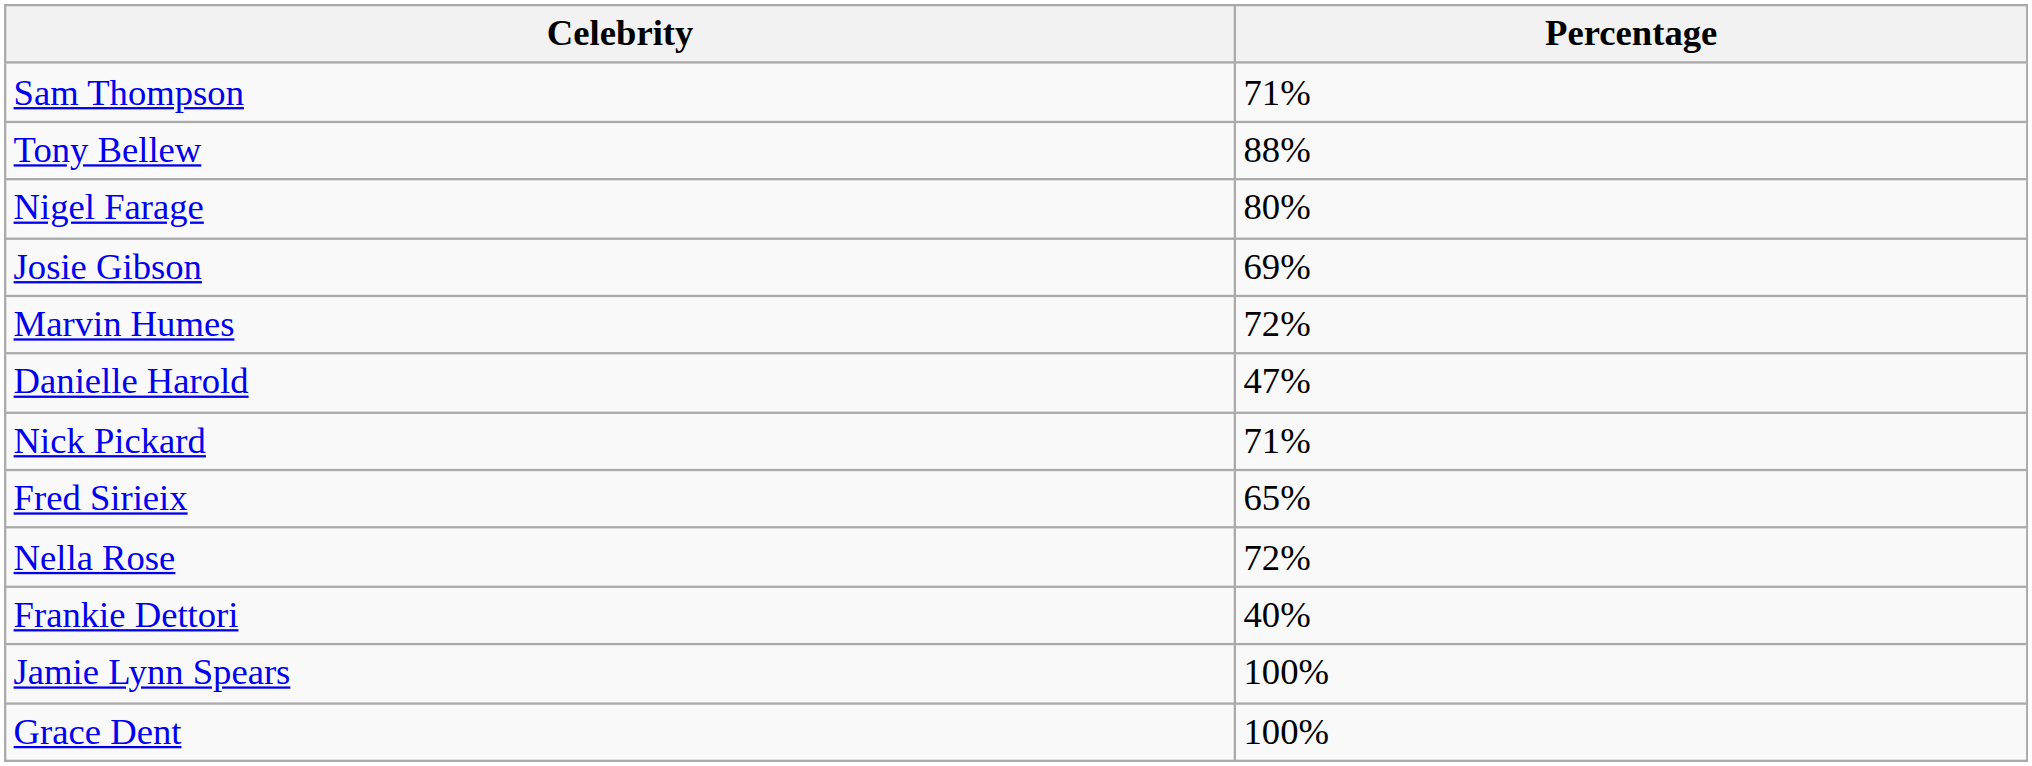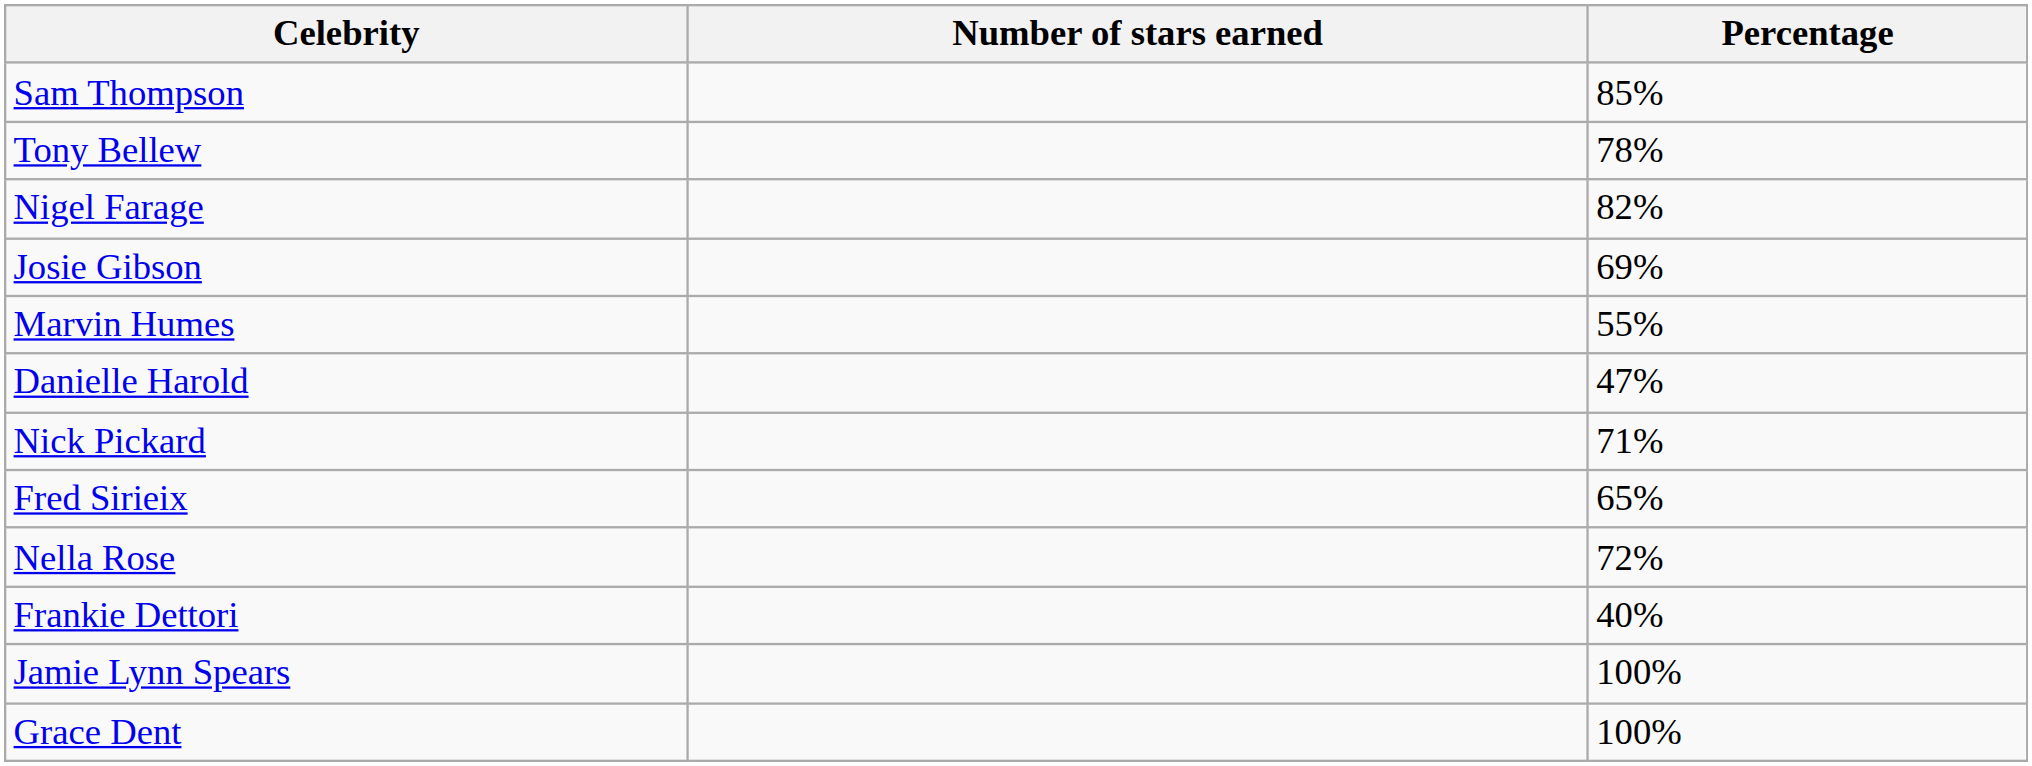+ column: (1138, 33)
(1277, 91) 71% -> (1630, 91) 85%
(1277, 149) 88% -> (1630, 149) 78%
(1277, 207) 80% -> (1630, 207) 82%
(1277, 324) 72% -> (1630, 324) 55%
